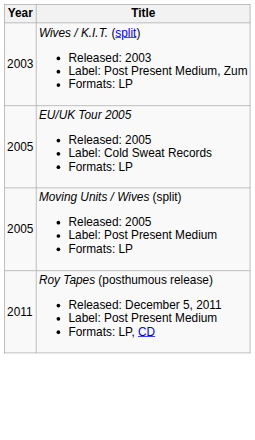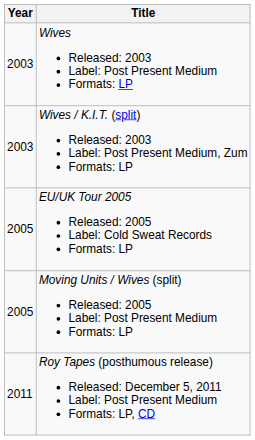+ row: (143, 58)
